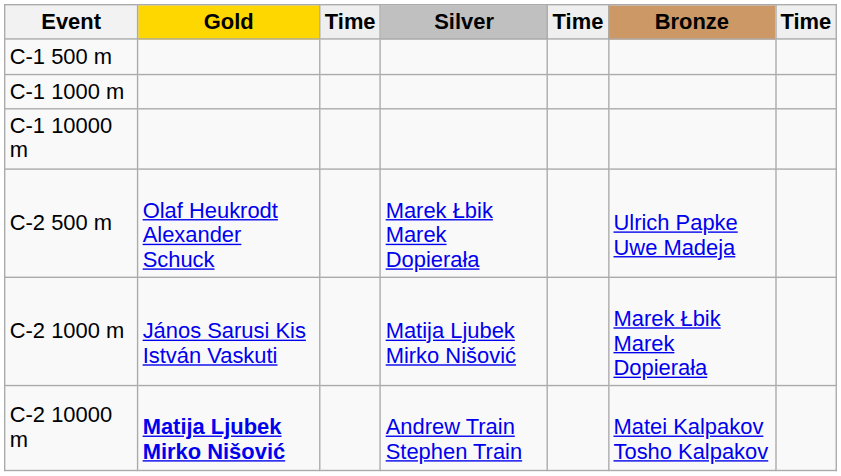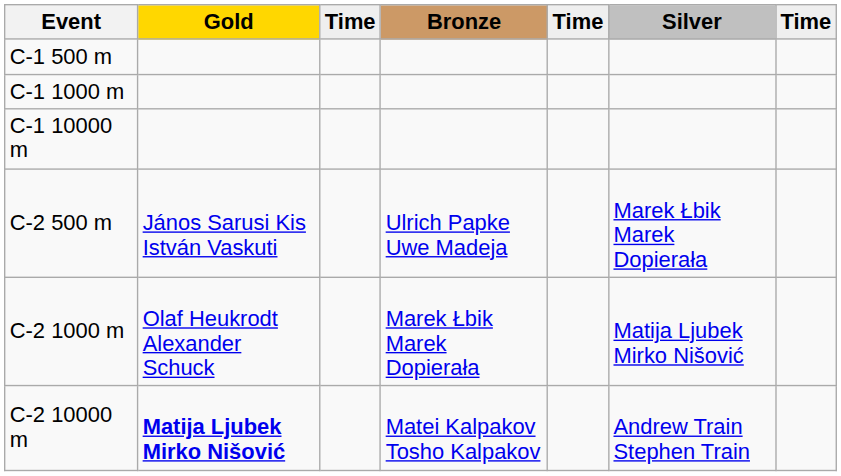columns swapped: (464, 21) <-> (692, 21)
(210, 234) Olaf Heukrodt Alexander Schuck -> (224, 234) János Sarusi Kis István Vaskuti
(224, 343) János Sarusi Kis István Vaskuti -> (210, 343) Olaf Heukrodt Alexander Schuck
